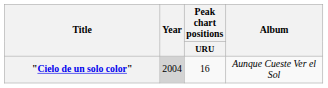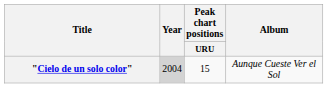(205, 69) 16 -> (205, 69) 15
